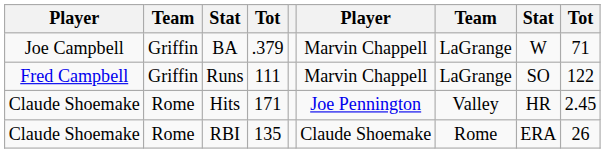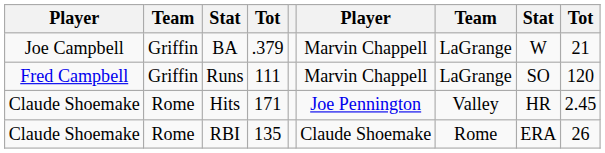(580, 47) 71 -> (580, 47) 21
(580, 76) 122 -> (580, 76) 120
